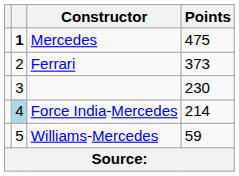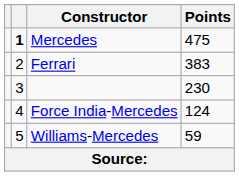(197, 64) 373 -> (197, 64) 383
(19, 111) lightblue background -> (19, 111) no background
(197, 111) 214 -> (197, 111) 124
